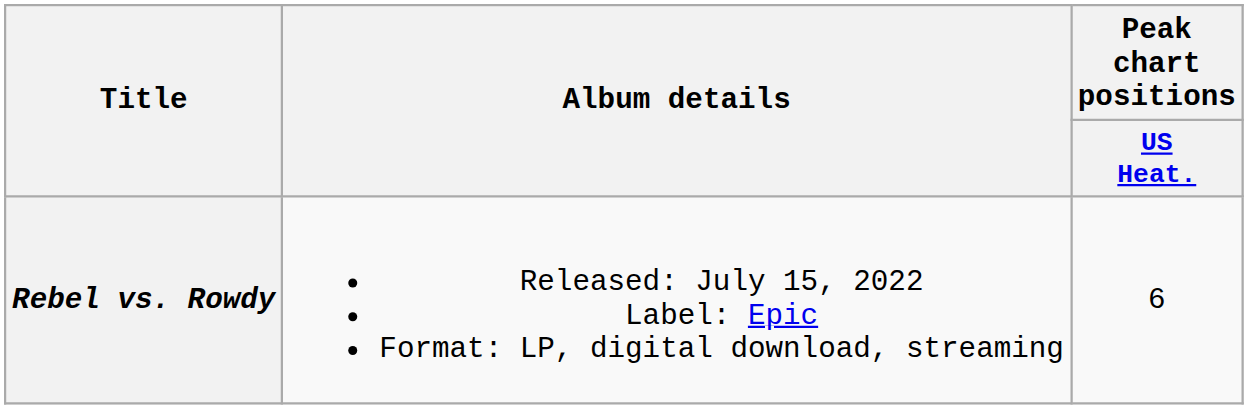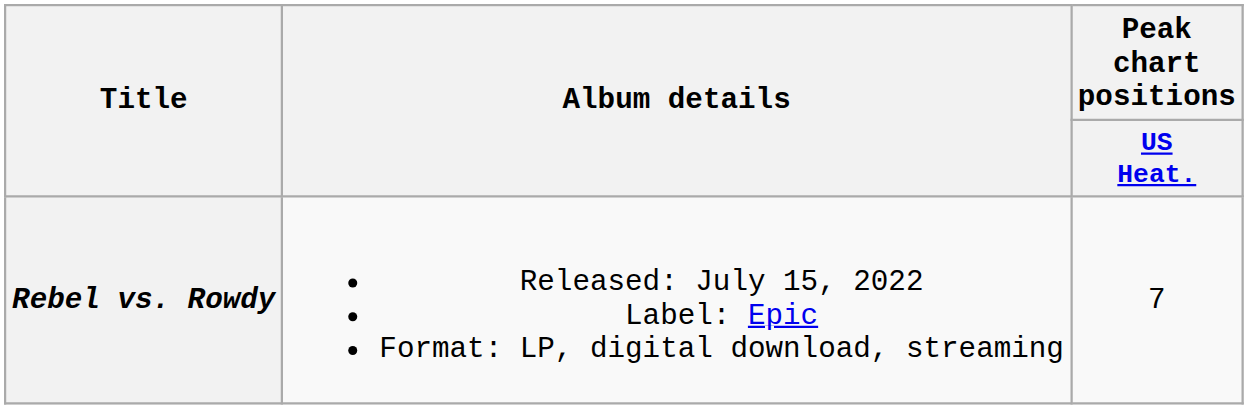(1157, 300) 6 -> (1157, 300) 7
